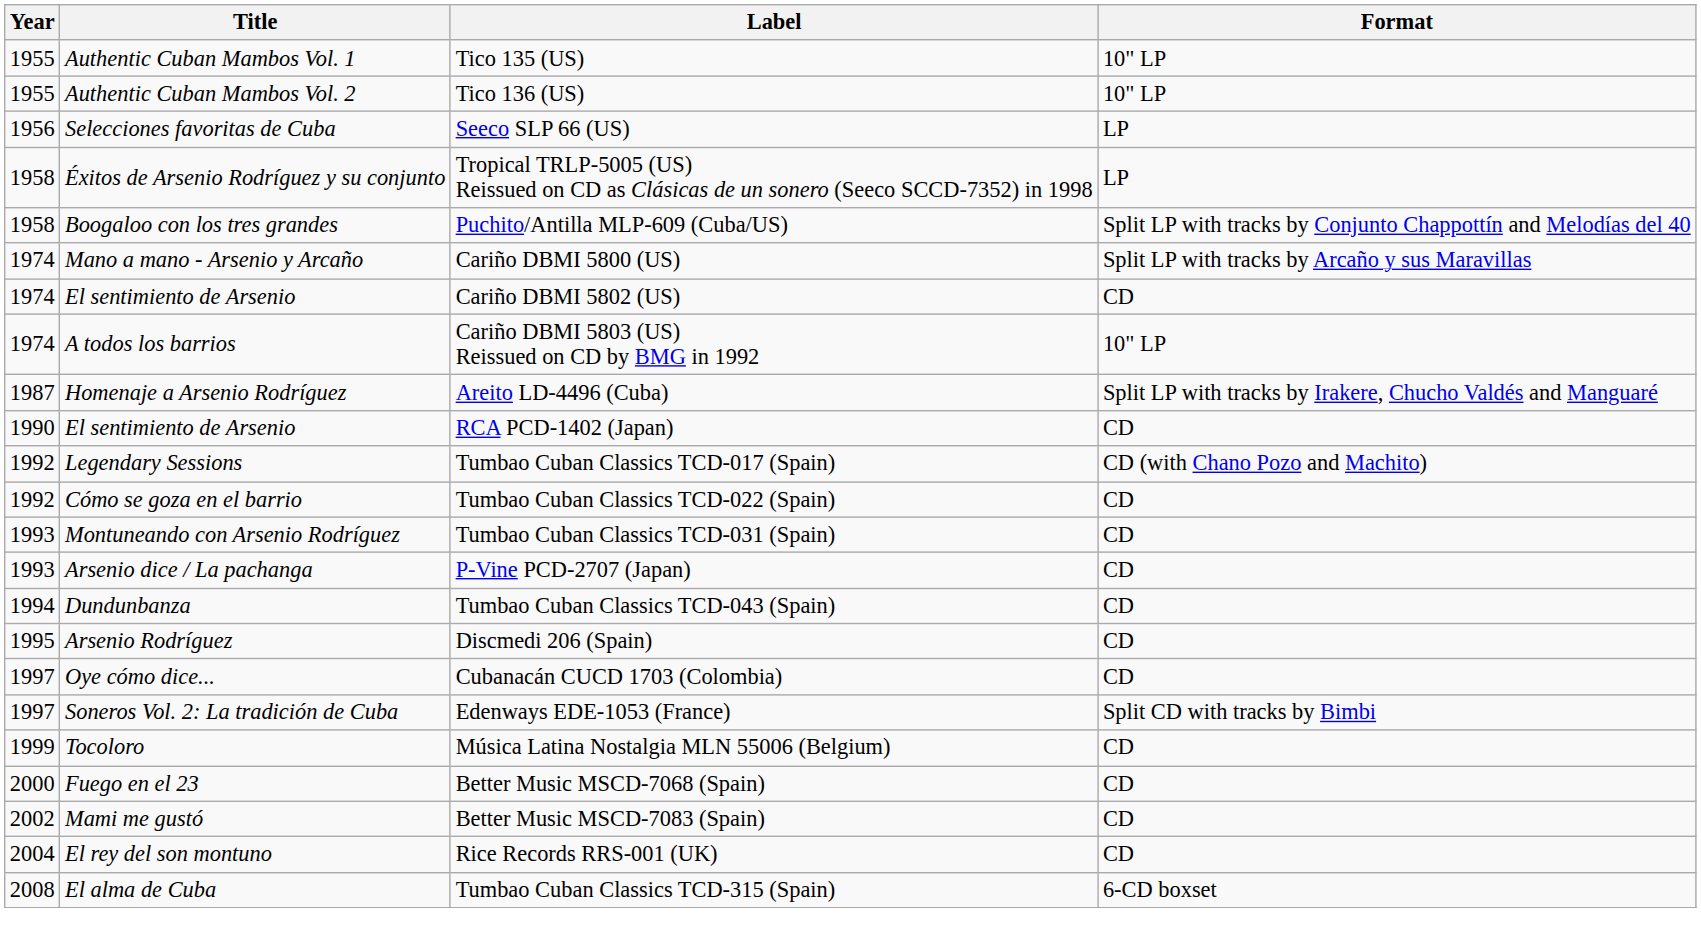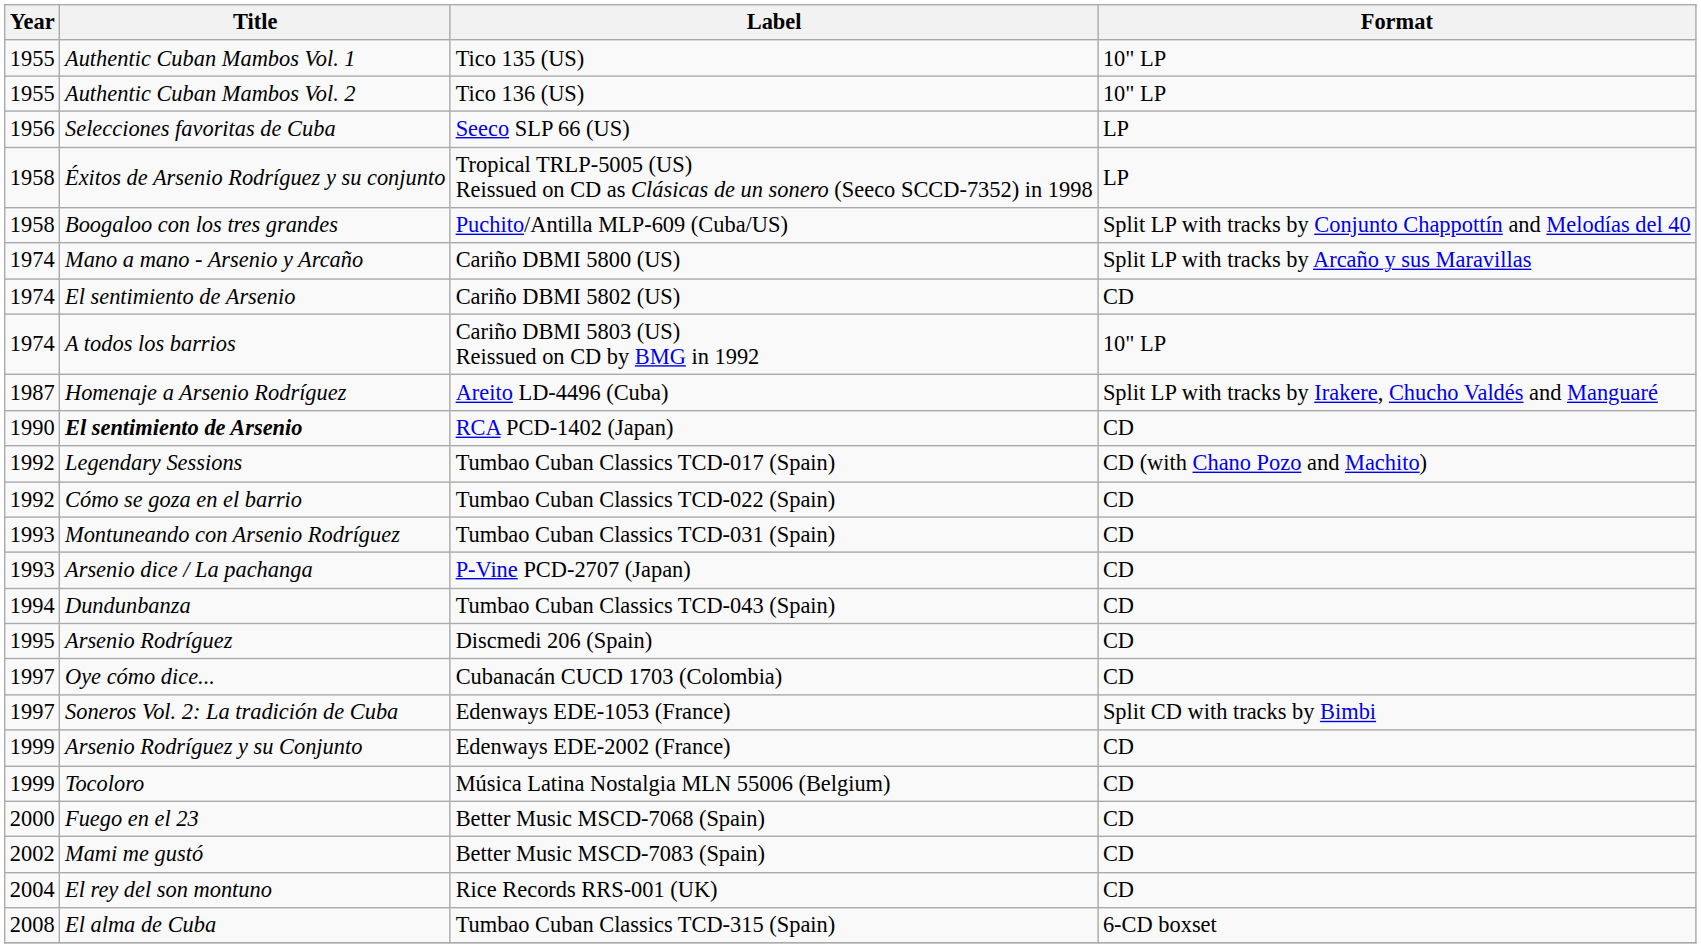(180, 427) normal -> (184, 427) bold
+ row: (593, 747)
